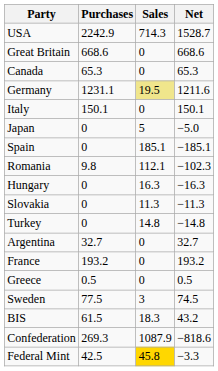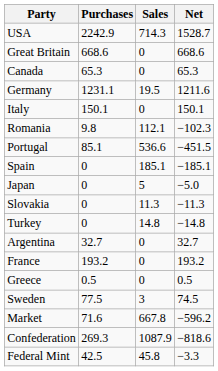(149, 90) khaki background -> (149, 90) no background
rows swapped: (21, 128) <-> (29, 166)
+ row: (27, 147)
- row: (28, 185)
- row: (16, 318)
+ row: (24, 318)
(149, 356) gold background -> (149, 356) no background
